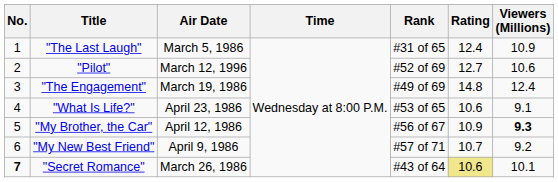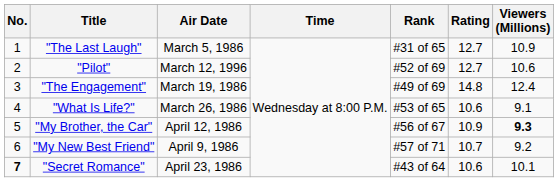(470, 48) 12.4 -> (470, 48) 12.7
(203, 107) April 23, 1986 -> (203, 107) March 26, 1986
(203, 166) March 26, 1986 -> (203, 166) April 23, 1986
(470, 166) khaki background -> (470, 166) no background
